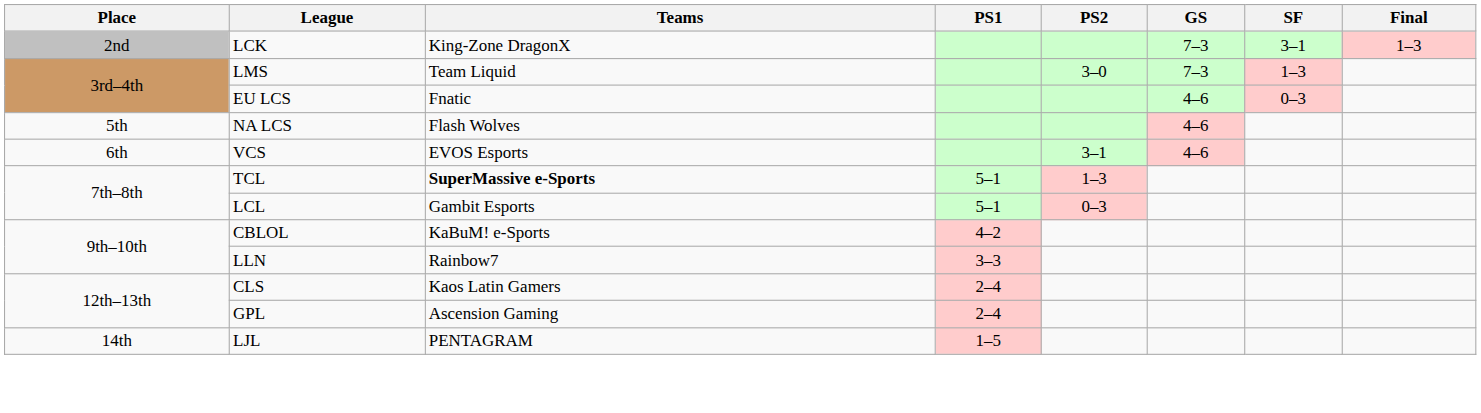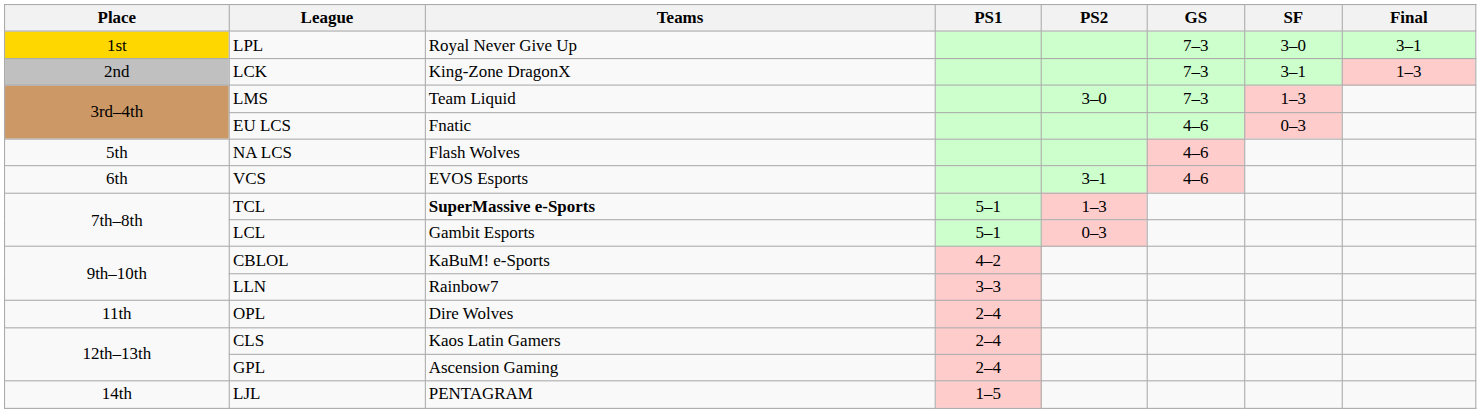+ row: (248, 44)
+ row: (249, 313)
